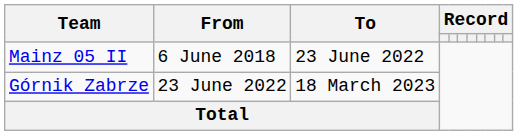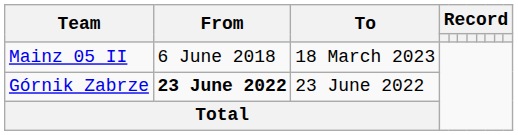(360, 57) 23 June 2022 -> (365, 57) 18 March 2023
(222, 86) normal -> (222, 86) bold
(365, 86) 18 March 2023 -> (360, 86) 23 June 2022
